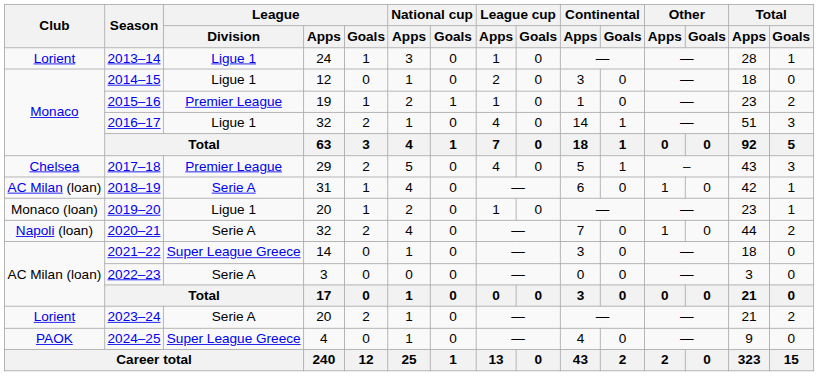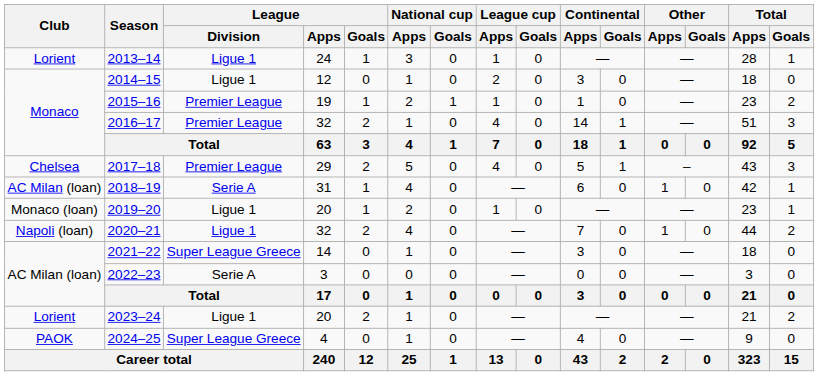(234, 123) Ligue 1 -> (234, 123) Premier League
(234, 230) Serie A -> (234, 230) Ligue 1
(234, 317) Serie A -> (234, 317) Ligue 1
